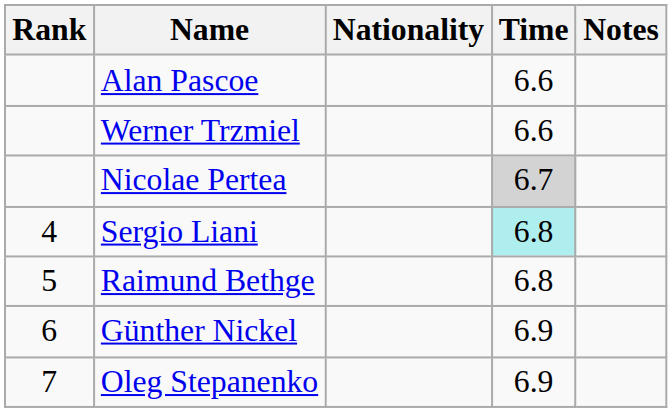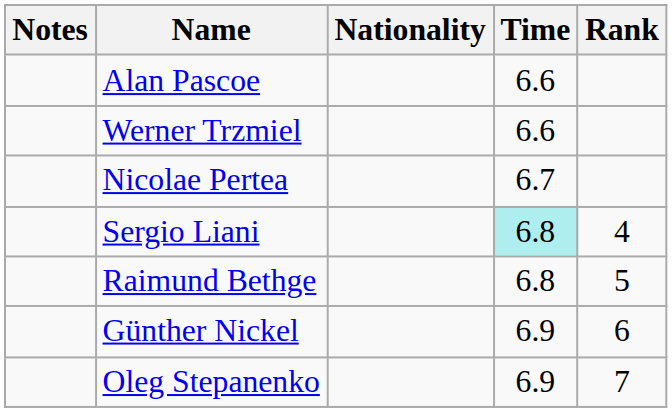columns swapped: (49, 29) <-> (621, 29)
(534, 180) lightgrey background -> (535, 180) no background
